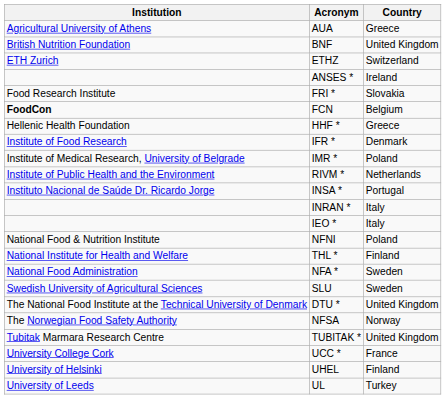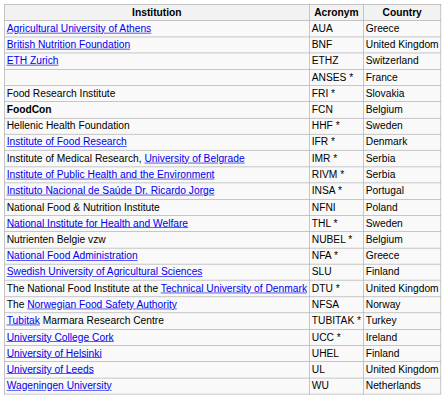(381, 77) Ireland -> (382, 77) France
(383, 126) Greece -> (384, 126) Sweden
(382, 158) Poland -> (381, 158) Serbia
(393, 175) Netherlands -> (381, 175) Serbia
- row: (331, 207)
- row: (324, 223)
(383, 256) Finland -> (384, 223) Sweden
+ row: (332, 239)
(384, 272) Sweden -> (383, 256) Greece
(384, 288) Sweden -> (383, 272) Finland
(402, 337) United Kingdom -> (381, 321) Turkey
(382, 353) France -> (381, 337) Ireland
(381, 386) Turkey -> (402, 369) United Kingdom
+ row: (320, 386)
